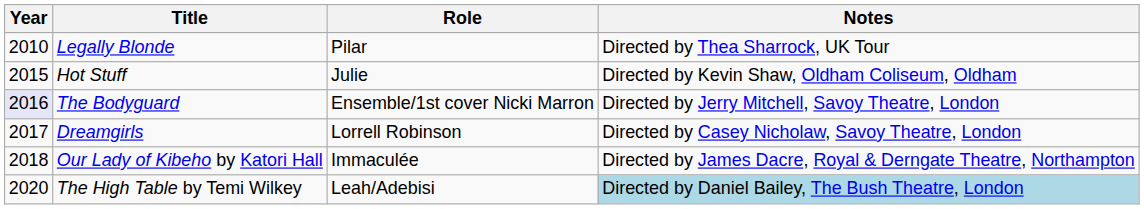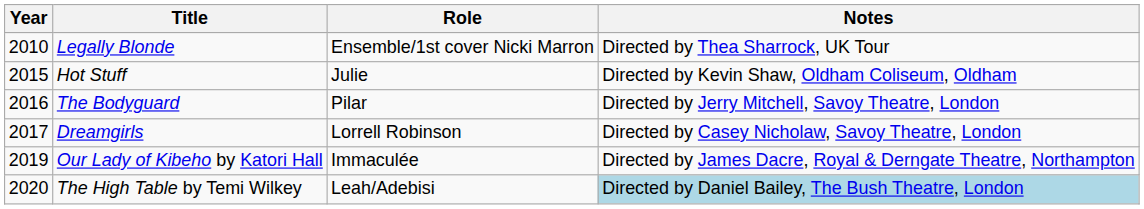(349, 47) Pilar -> (463, 47) Ensemble/1st cover Nicki Marron
(29, 103) lavender background -> (29, 103) no background
(463, 103) Ensemble/1st cover Nicki Marron -> (349, 103) Pilar
(29, 160) 2018 -> (29, 160) 2019
